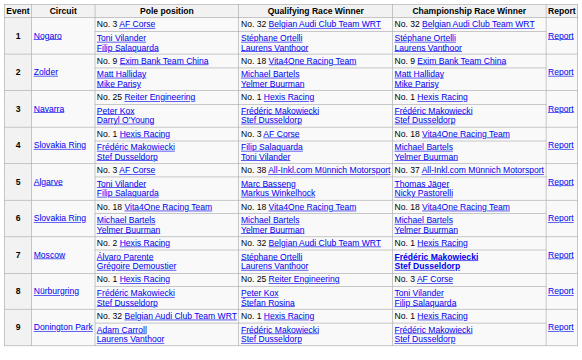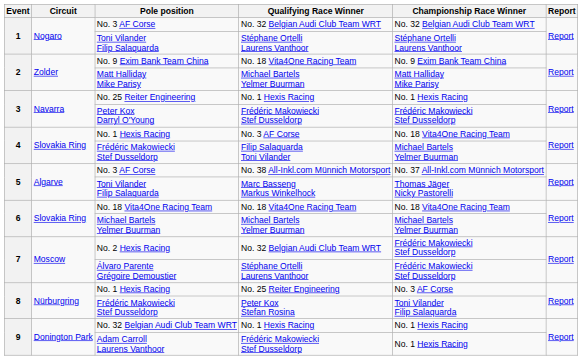(431, 243) No. 1 Hexis Racing -> (434, 248) Frédéric Makowiecki Stef Dusseldorp
(436, 261) bold -> (434, 271) normal
(434, 334) Frédéric Makowiecki Stef Dusseldorp -> (431, 344) No. 1 Hexis Racing
